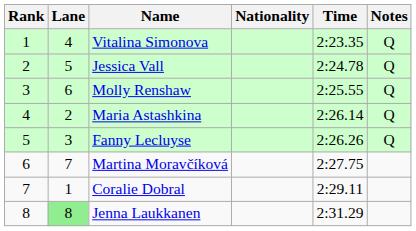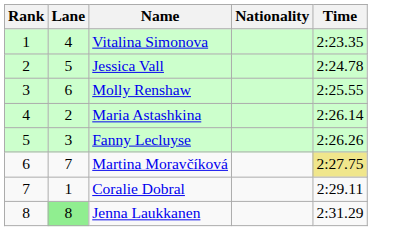- column: (389, 16)
(340, 164) no background -> (340, 164) khaki background
